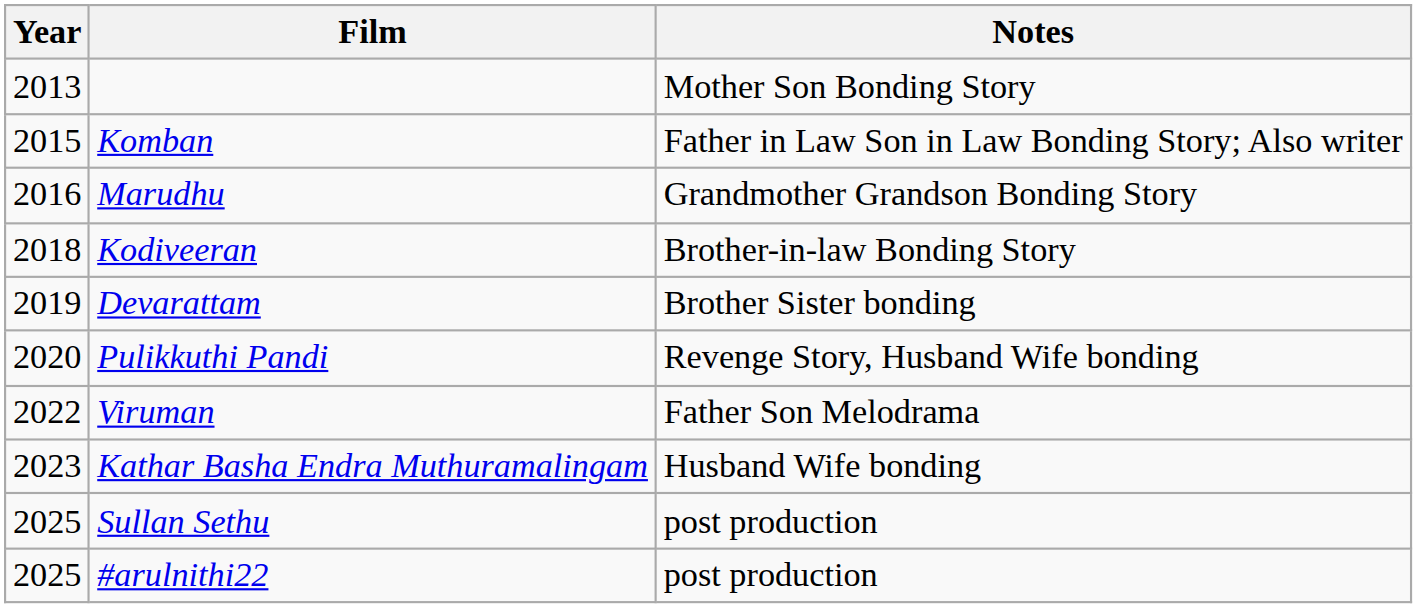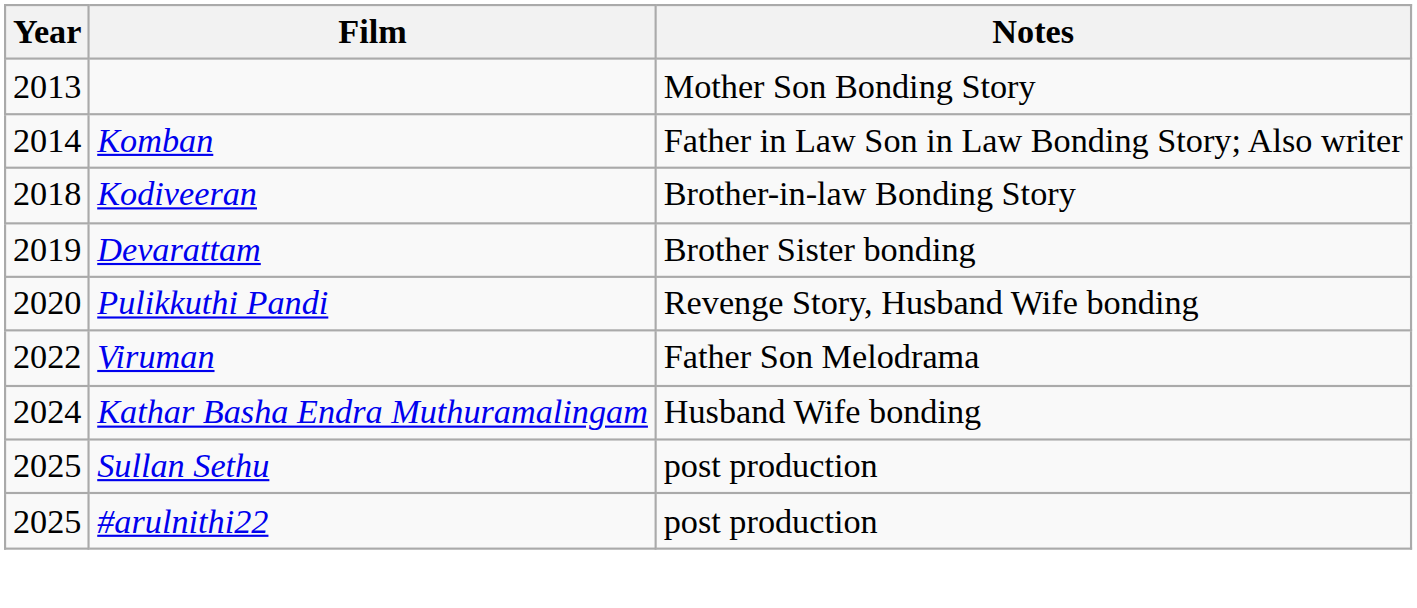(47, 140) 2015 -> (47, 140) 2014
- row: (161, 194)
(47, 466) 2023 -> (47, 411) 2024
